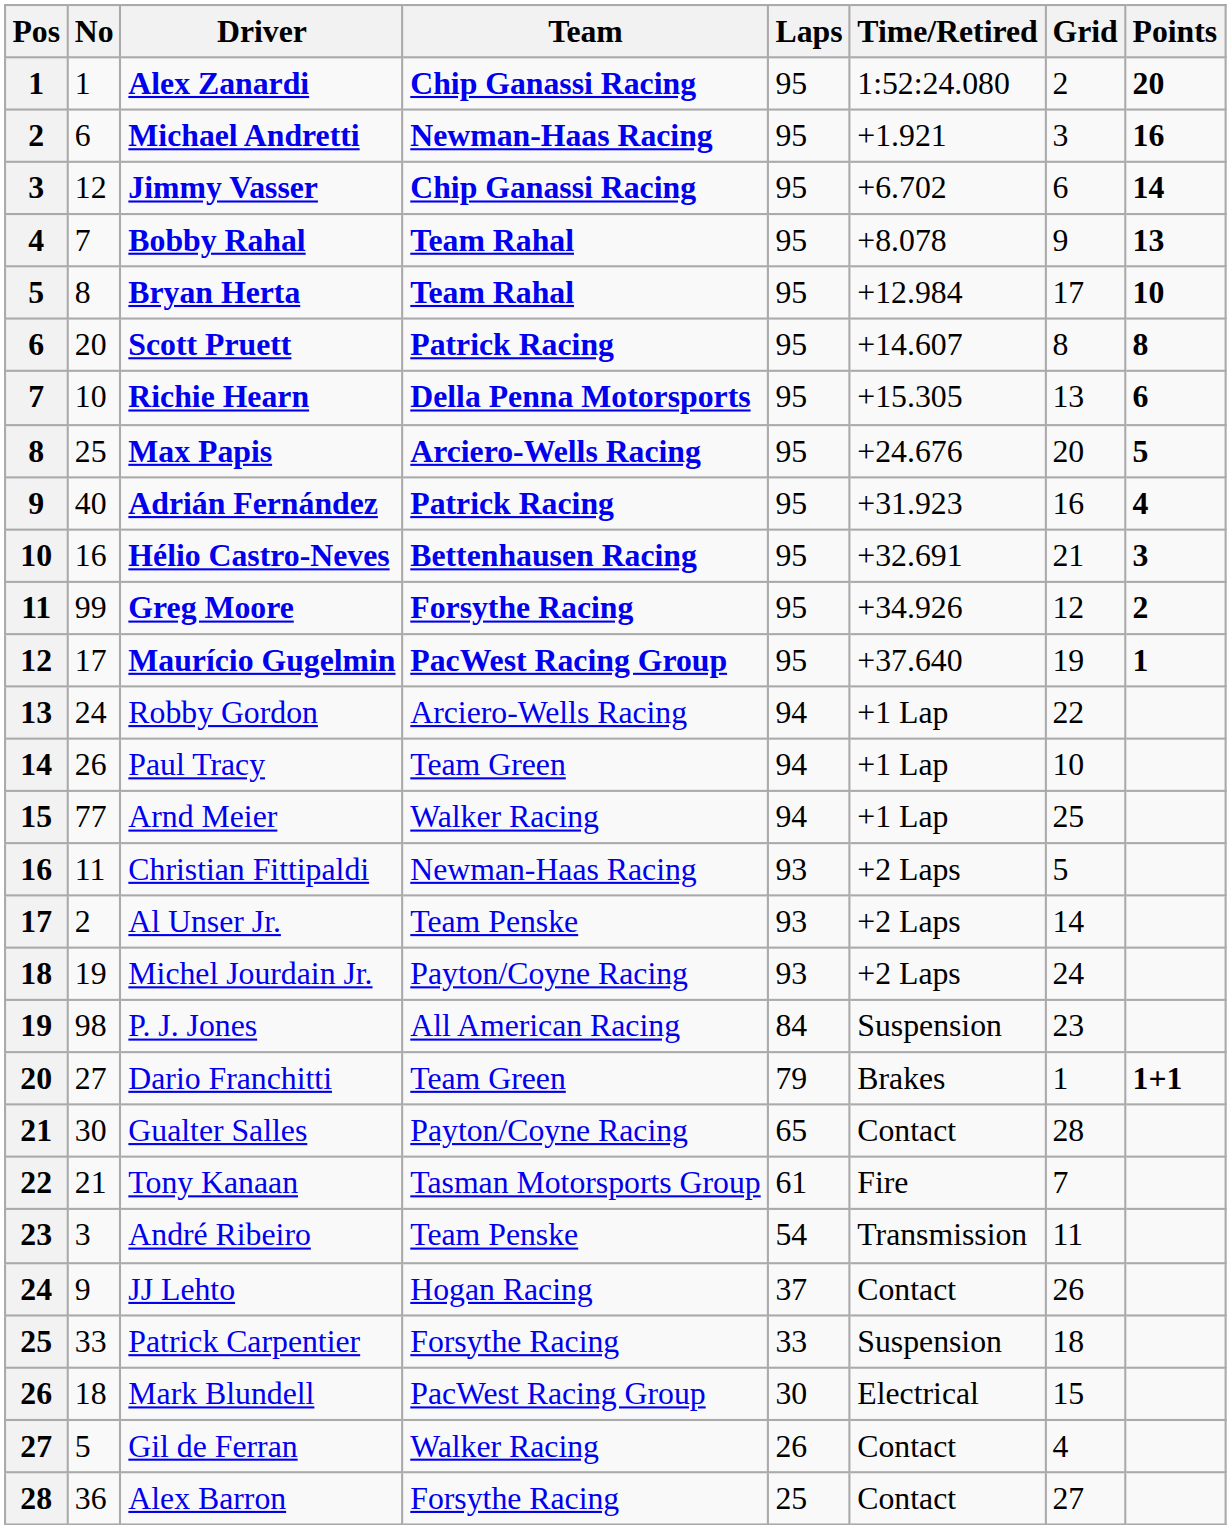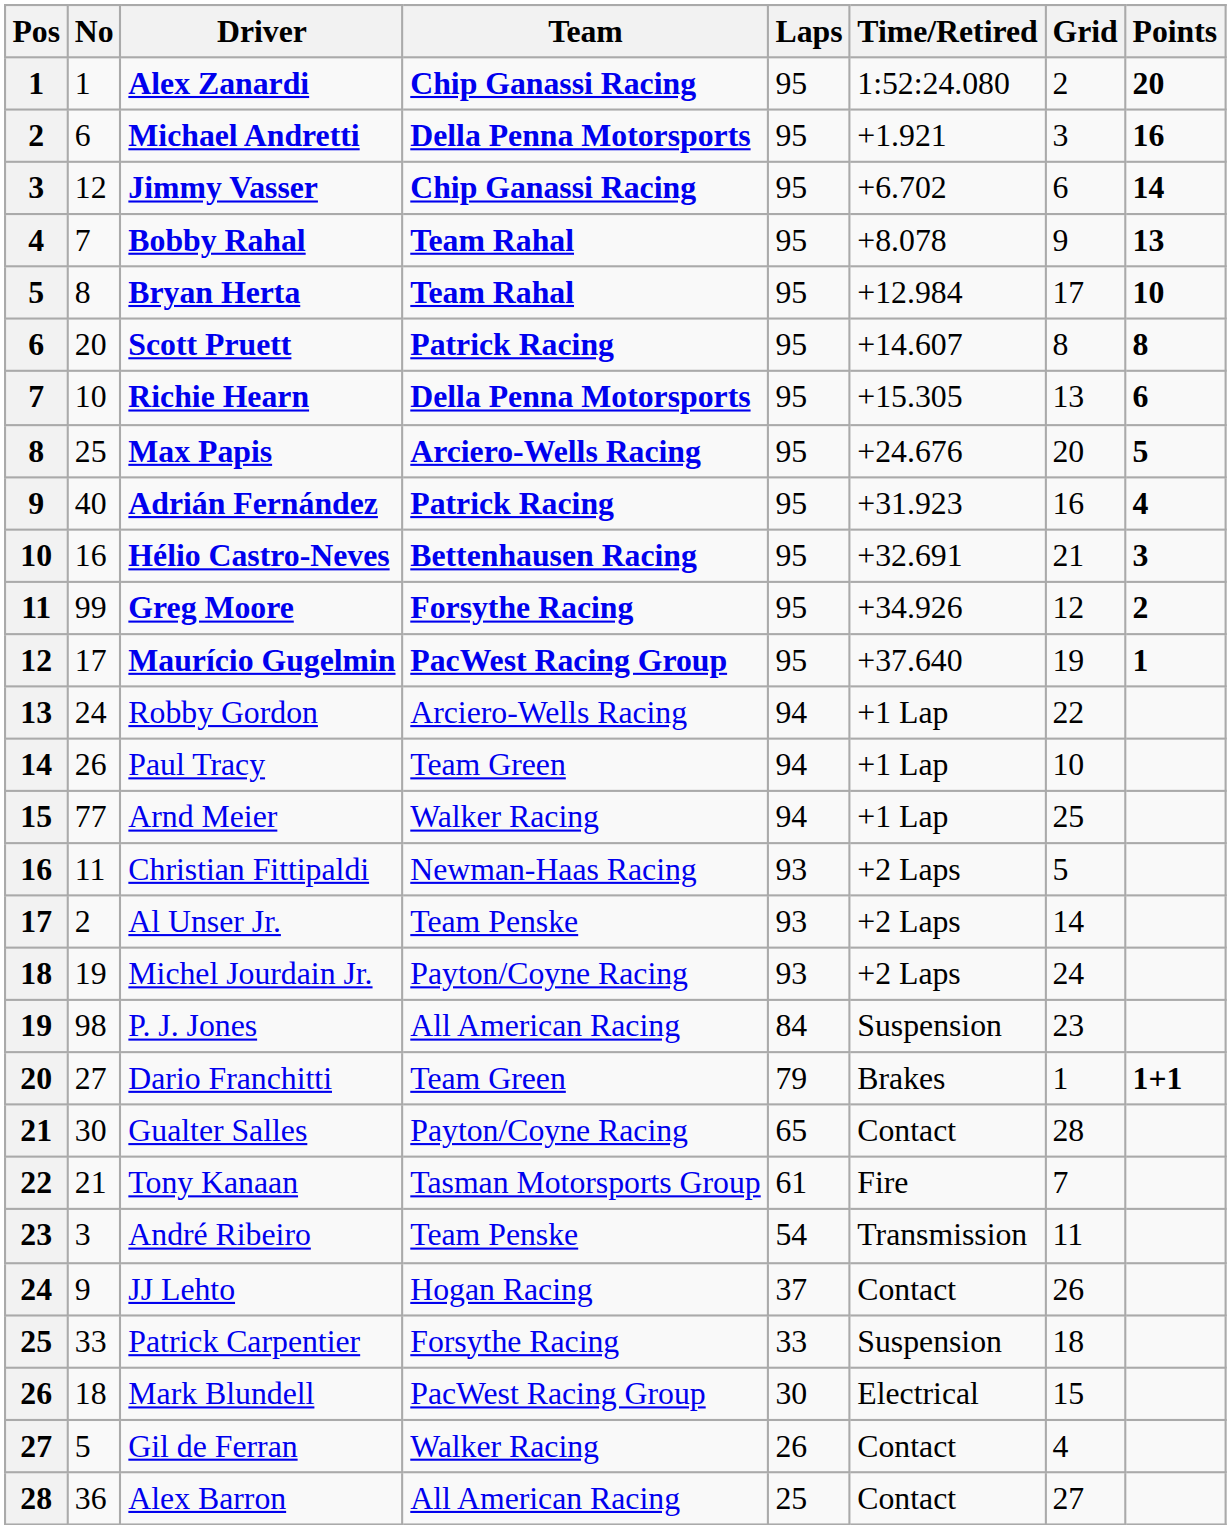(561, 135) Newman-Haas Racing -> (580, 135) Della Penna Motorsports
(515, 1497) Forsythe Racing -> (545, 1497) All American Racing
